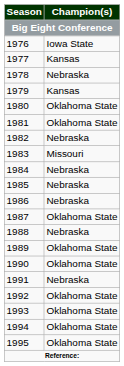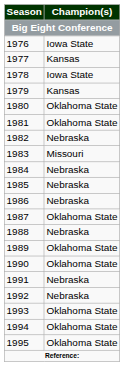(68, 75) Nebraska -> (70, 75) Iowa State
(82, 295) Oklahoma State -> (68, 295) Nebraska
